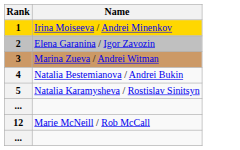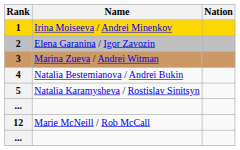+ column: (219, 12)
